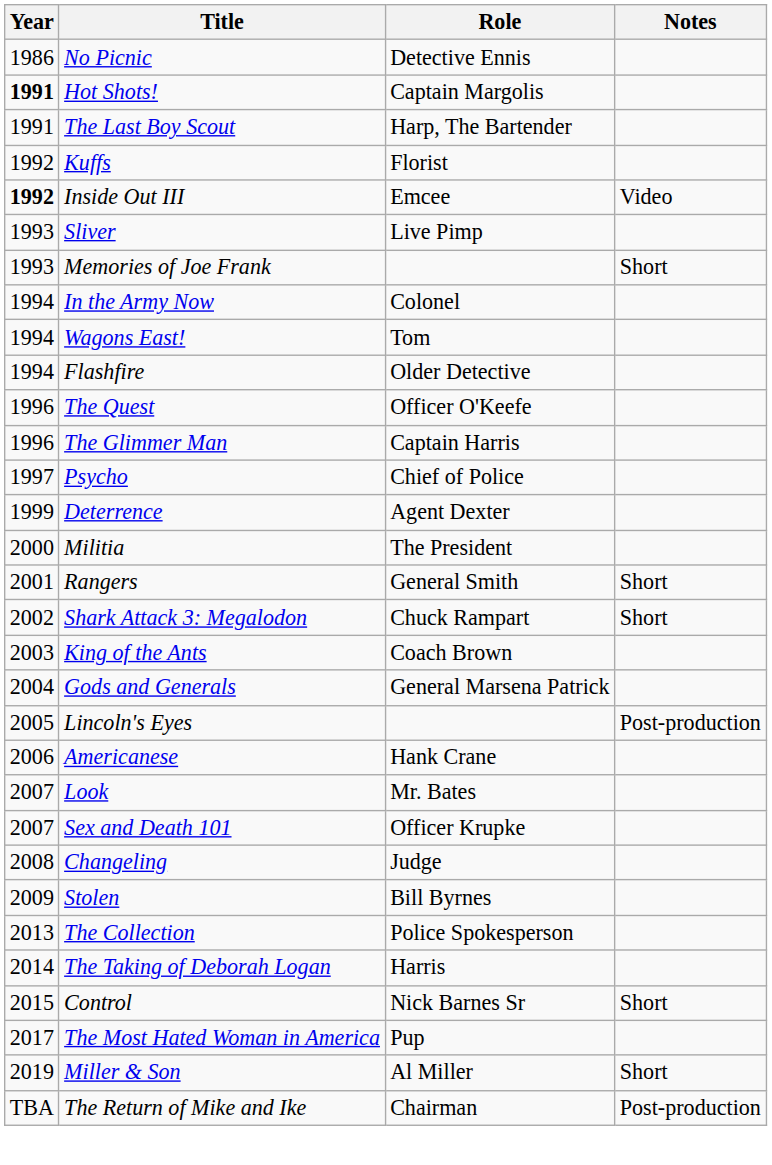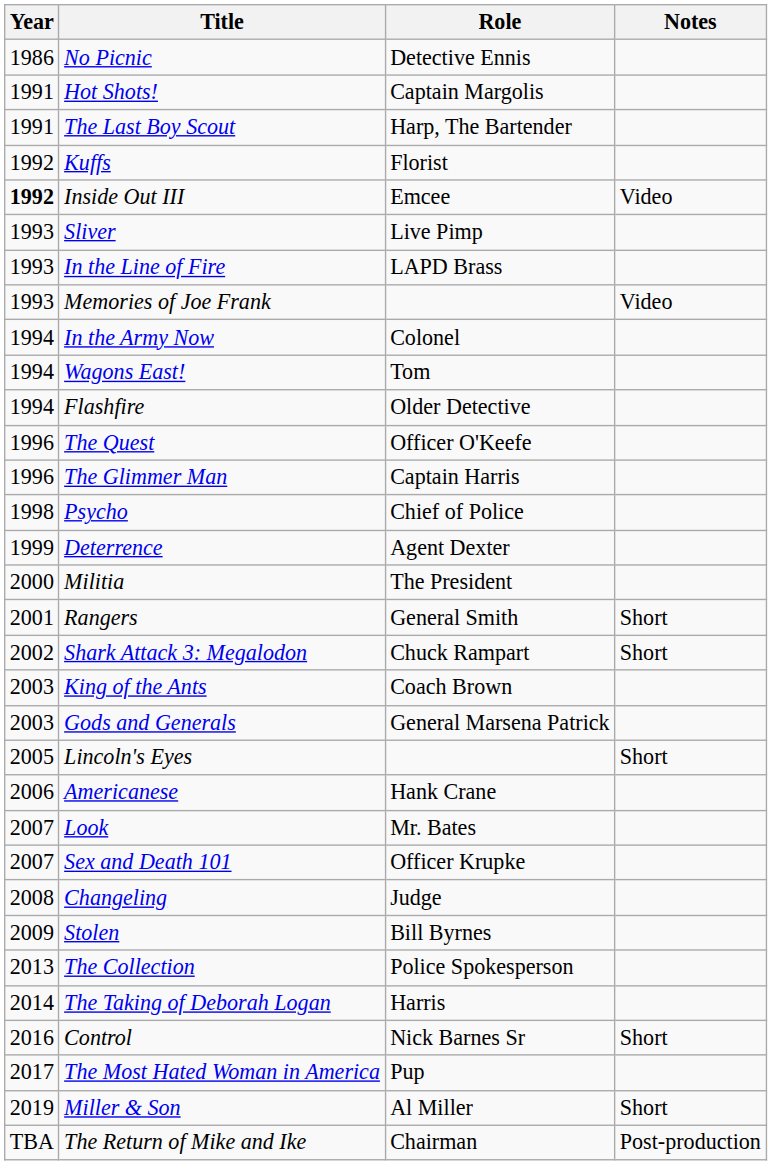(32, 92) bold -> (32, 92) normal
+ row: (145, 267)
(644, 267) Short -> (646, 302) Video
(32, 477) 1997 -> (32, 512) 1998
(32, 687) 2004 -> (32, 722) 2003
(690, 722) Post-production -> (644, 757) Short
(32, 1002) 2015 -> (32, 1037) 2016
